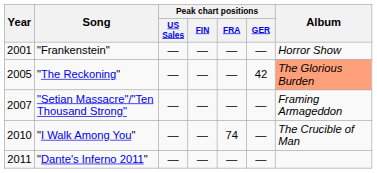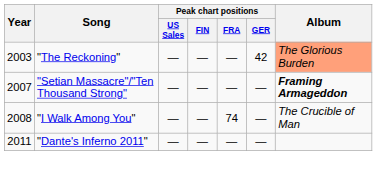- row: (73, 50)
(19, 74) 2005 -> (19, 57) 2003
(310, 105) normal -> (313, 87) bold
(19, 135) 2010 -> (19, 117) 2008
